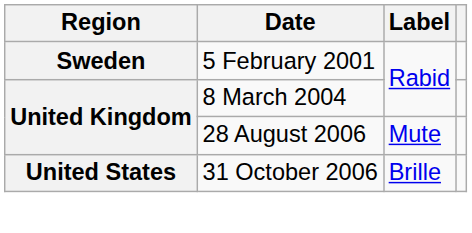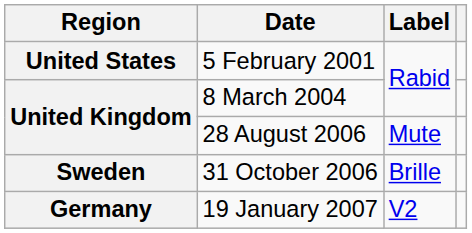(101, 60) Sweden -> (101, 60) United States
(101, 172) United States -> (101, 172) Sweden
+ row: (290, 209)
